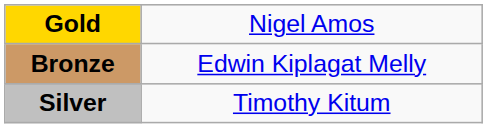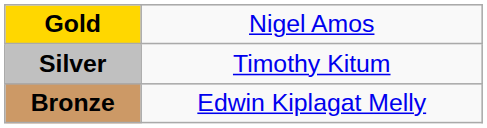rows swapped: (73, 102) <-> (73, 63)
